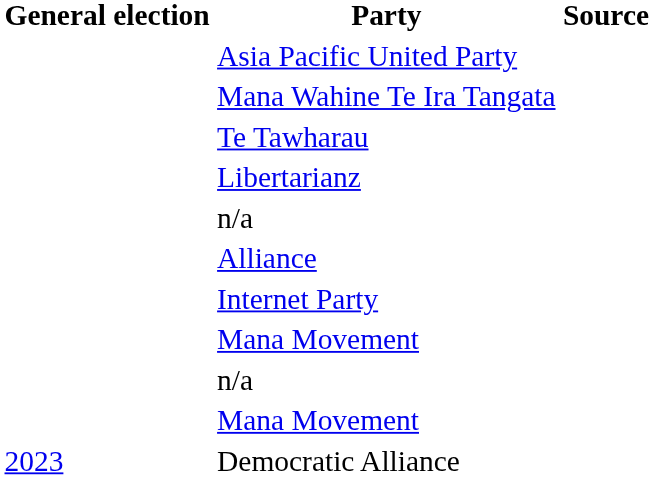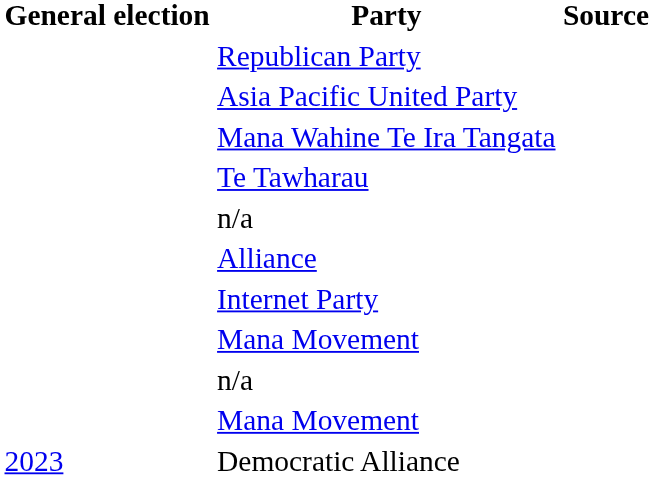+ row: (107, 57)
- row: (107, 178)
